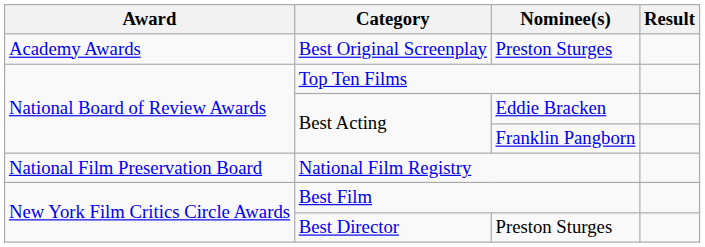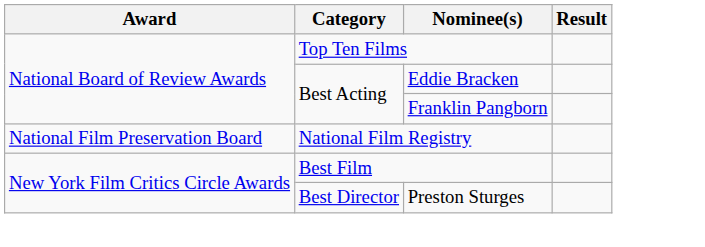- row: (393, 49)
